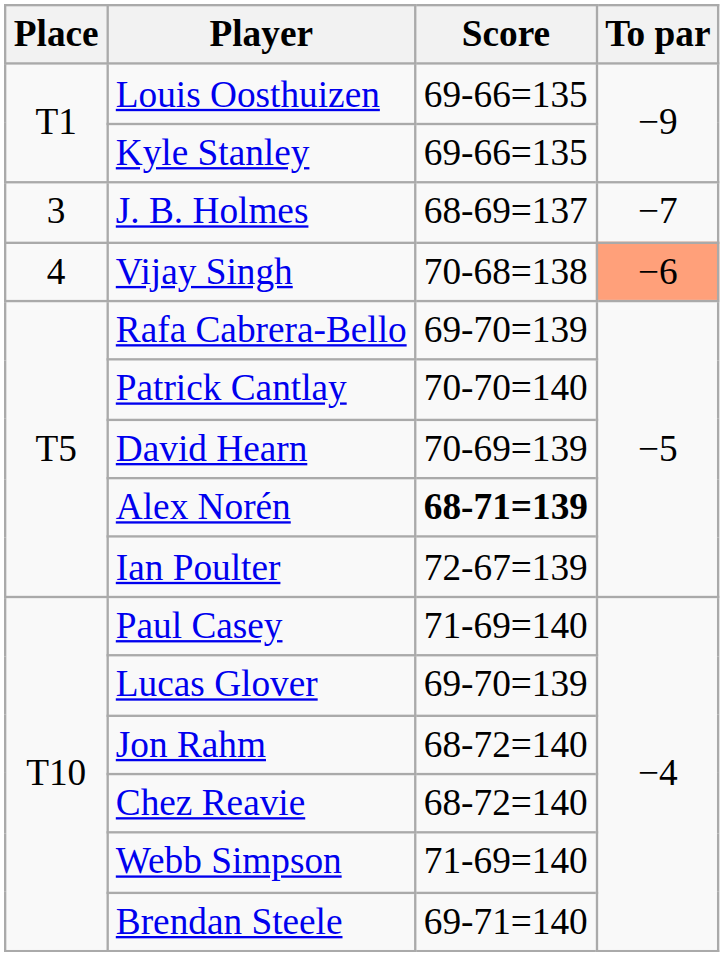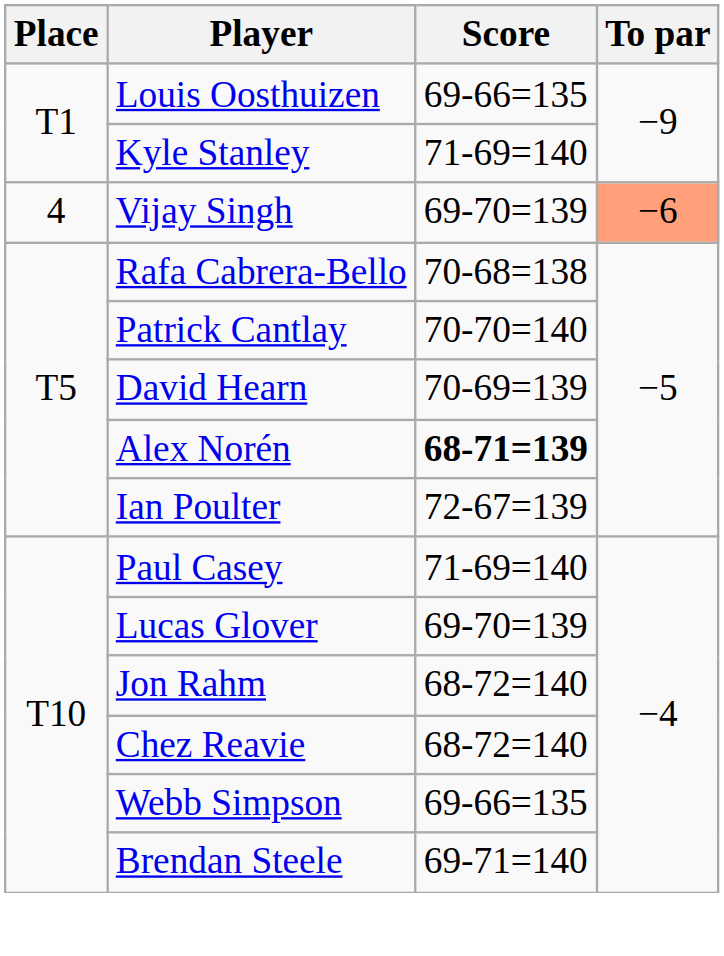(506, 152) 69-66=135 -> (506, 152) 71-69=140
- row: (212, 211)
(506, 270) 70-68=138 -> (506, 211) 69-70=139
(506, 329) 69-70=139 -> (506, 270) 70-68=138
(506, 861) 71-69=140 -> (506, 802) 69-66=135
